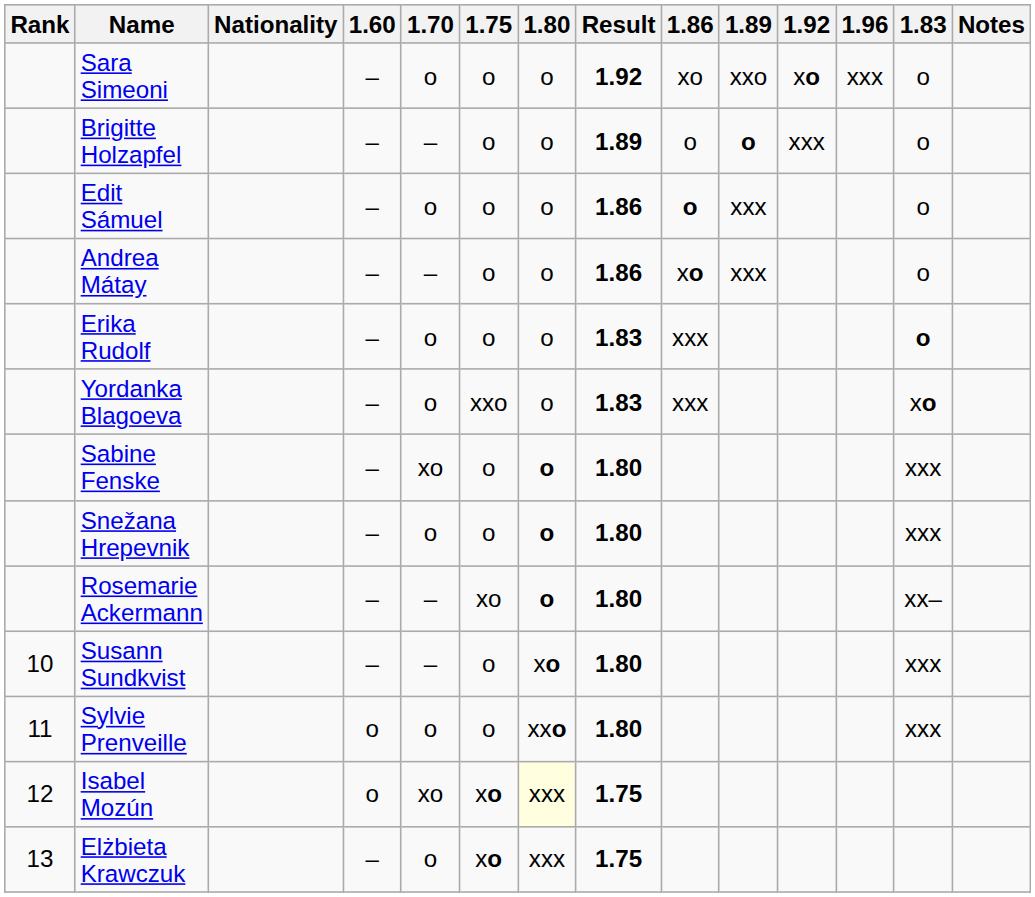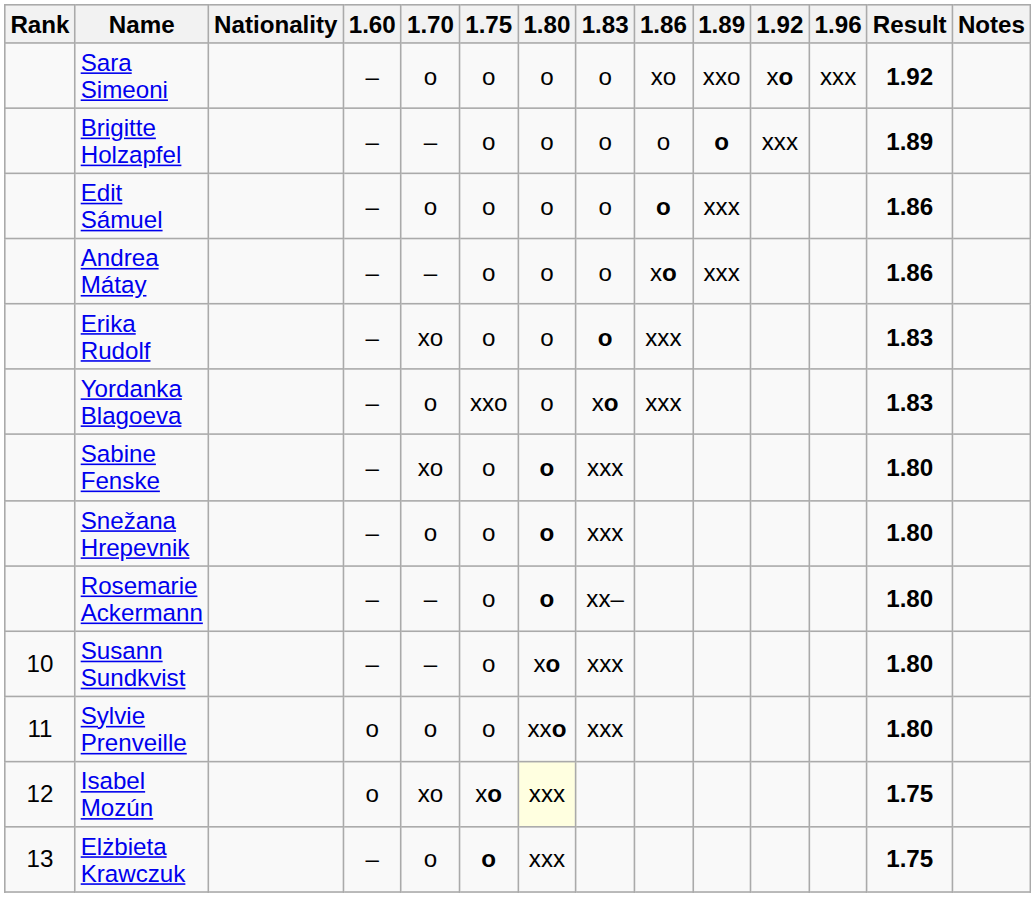columns swapped: (923, 24) <-> (619, 24)
(430, 337) o -> (430, 337) xo
(489, 598) xo -> (489, 598) o
(489, 859) xo -> (489, 859) o
